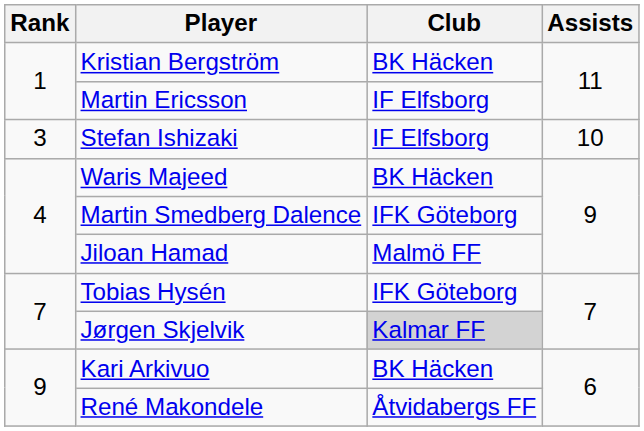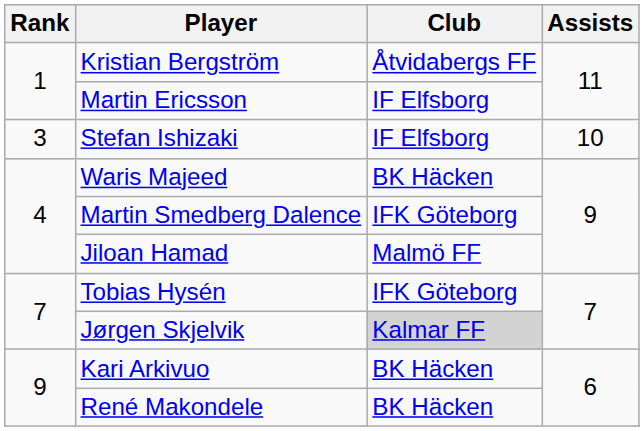(433, 61) BK Häcken -> (454, 61) Åtvidabergs FF
(454, 406) Åtvidabergs FF -> (433, 406) BK Häcken
